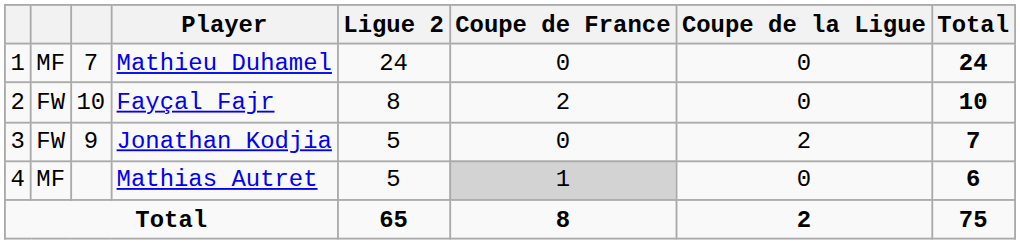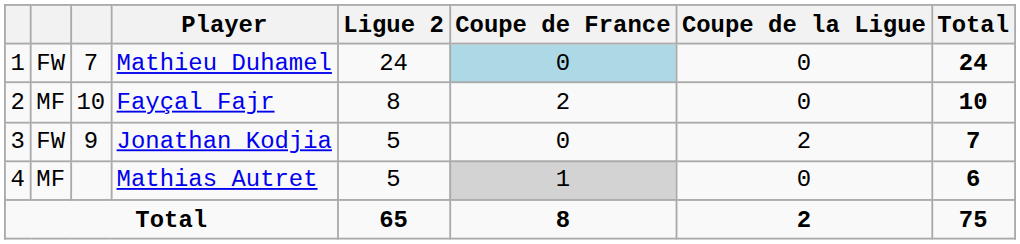(51, 63) MF -> (51, 63) FW
(563, 63) no background -> (563, 63) lightblue background
(51, 102) FW -> (51, 102) MF
